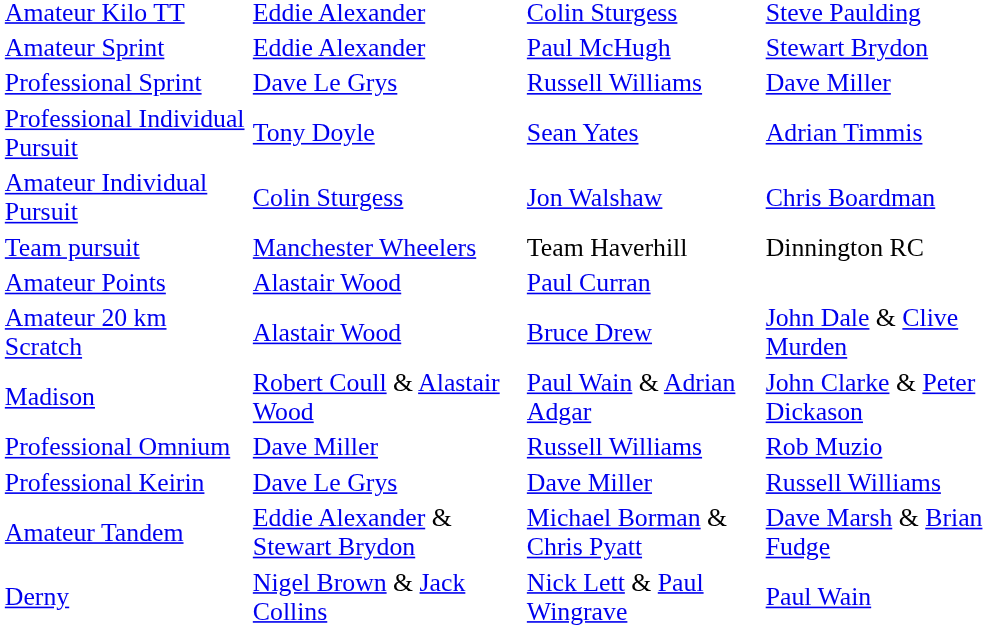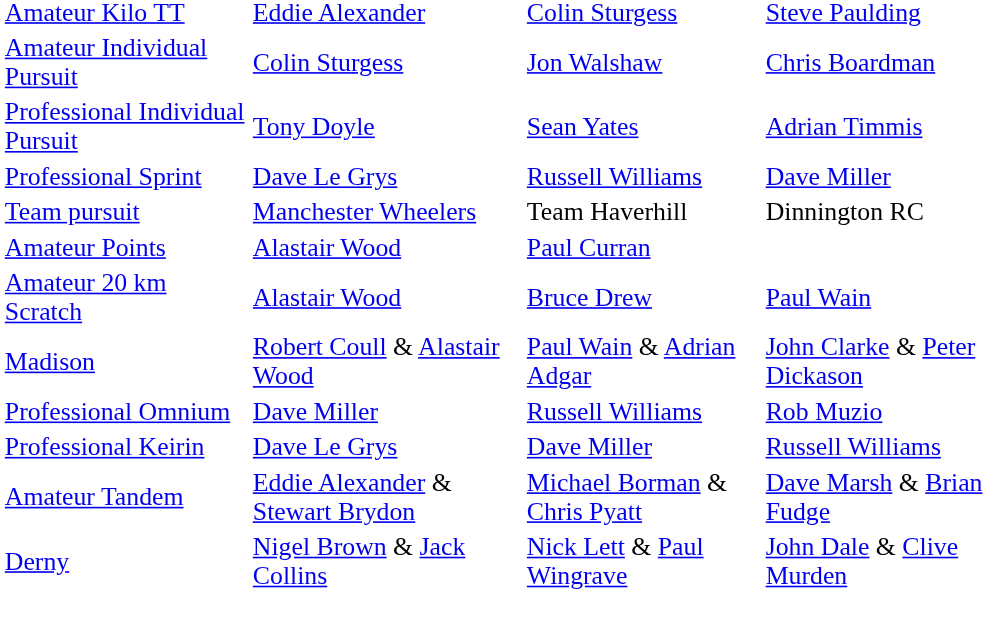- row: (85, 47)
rows swapped: (103, 83) <-> (106, 197)
(862, 332) John Dale & Clive Murden -> (818, 297) Paul Wain
(818, 596) Paul Wain -> (862, 561) John Dale & Clive Murden
